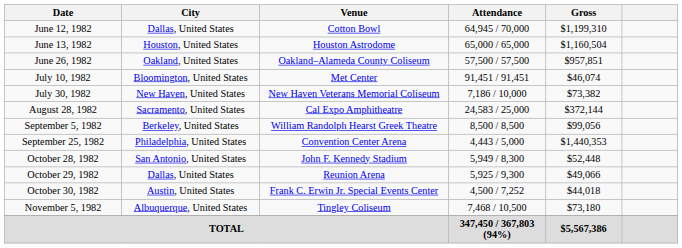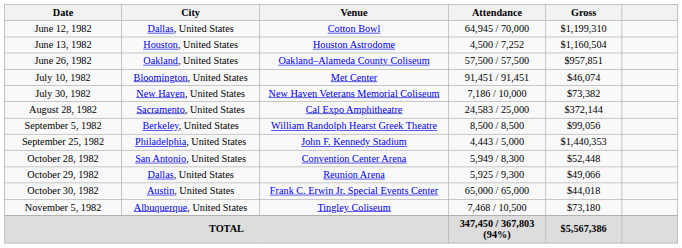(497, 45) 65,000 / 65,000 -> (497, 45) 4,500 / 7,252
(354, 142) Convention Center Arena -> (354, 142) John F. Kennedy Stadium
(354, 158) John F. Kennedy Stadium -> (354, 158) Convention Center Arena
(497, 191) 4,500 / 7,252 -> (497, 191) 65,000 / 65,000
